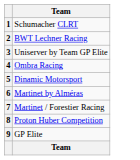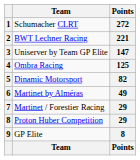+ column: (123, 10)
